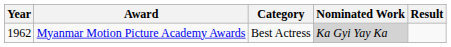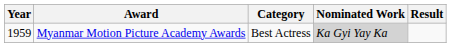(19, 33) 1962 -> (19, 33) 1959
